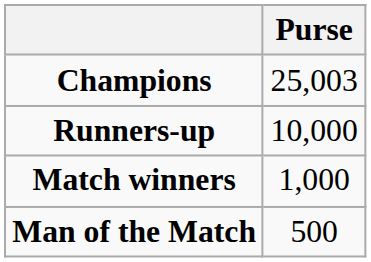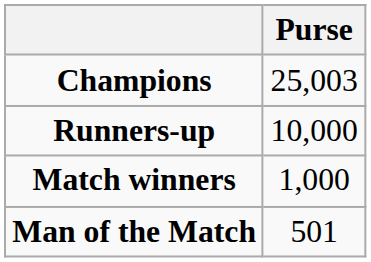(314, 230) 500 -> (314, 230) 501
